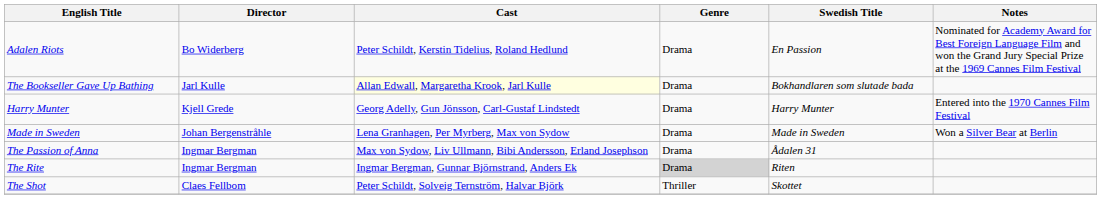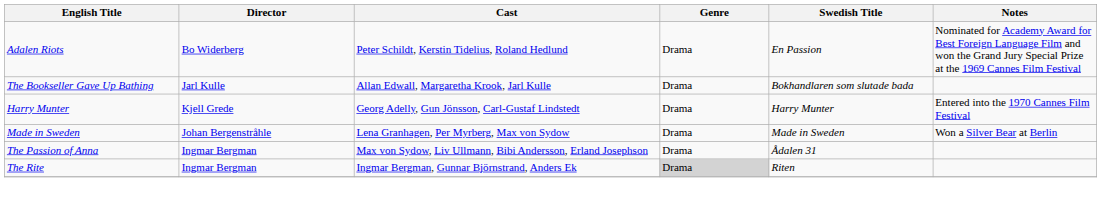(454, 85) lightyellow background -> (454, 85) no background
- row: (26, 185)
